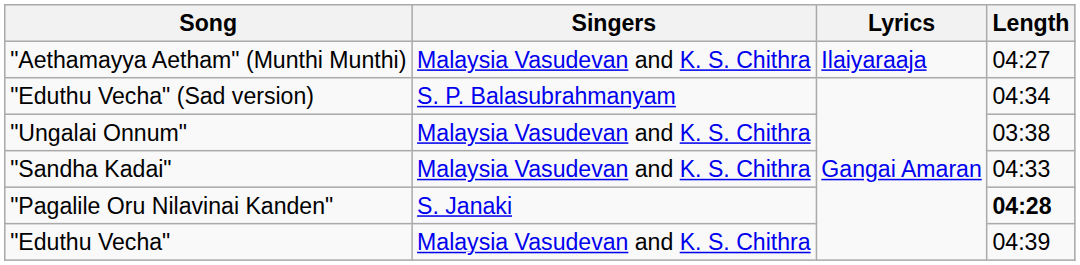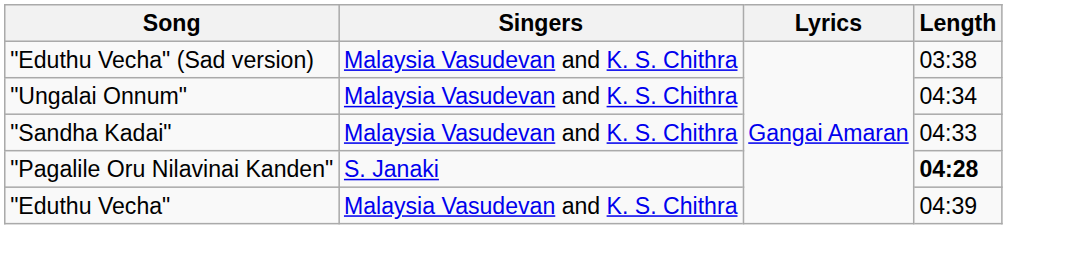- row: (208, 60)
(546, 96) S. P. Balasubrahmanyam -> (541, 60) Malaysia Vasudevan and K. S. Chithra
(1021, 96) 04:34 -> (948, 60) 03:38
(1021, 133) 03:38 -> (948, 96) 04:34
